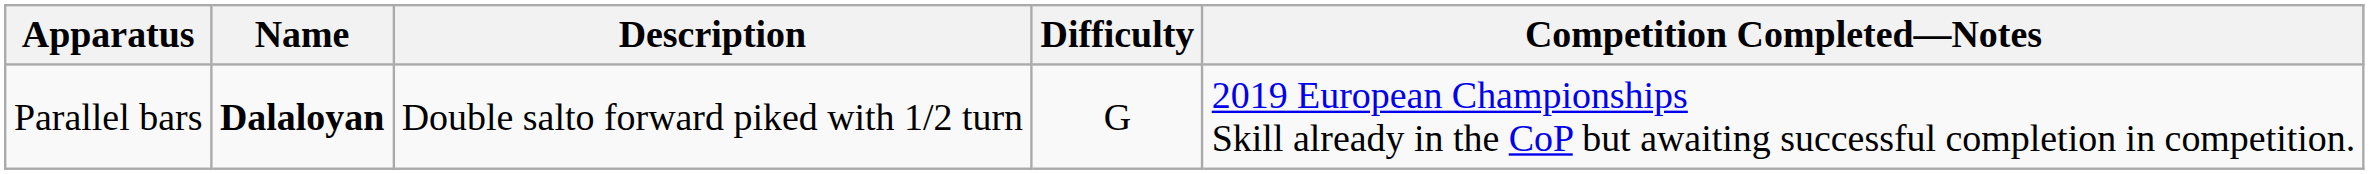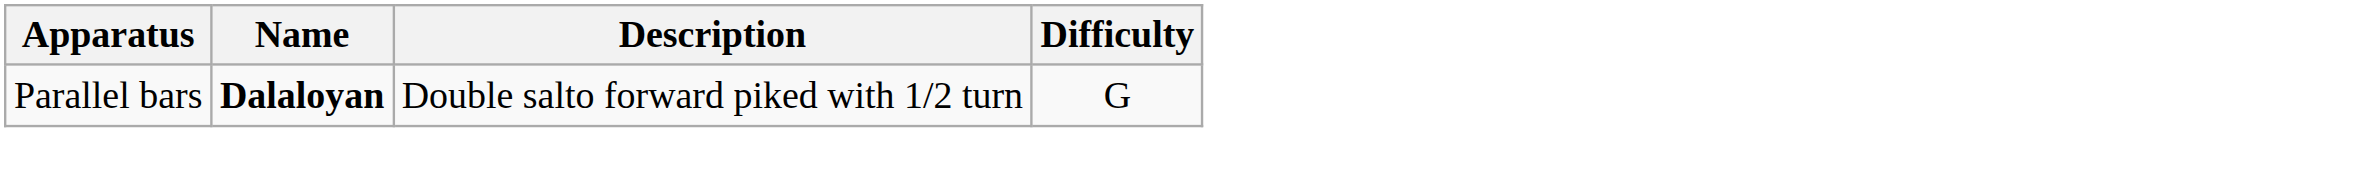- column: (1783, 34)
